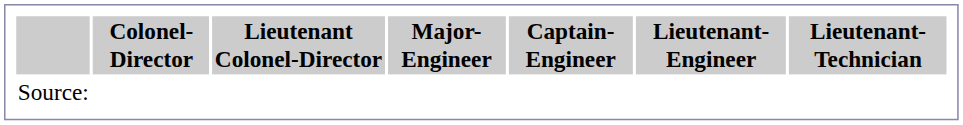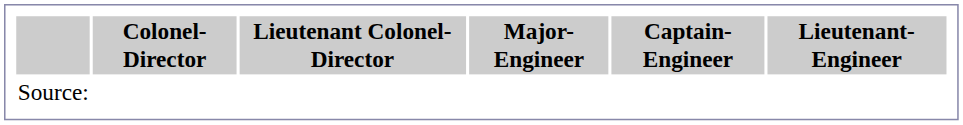- column: (868, 45)
